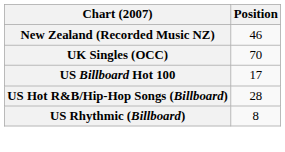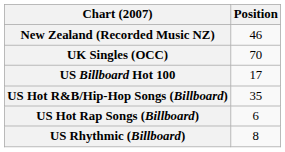(256, 95) 28 -> (256, 95) 35
+ row: (118, 116)
